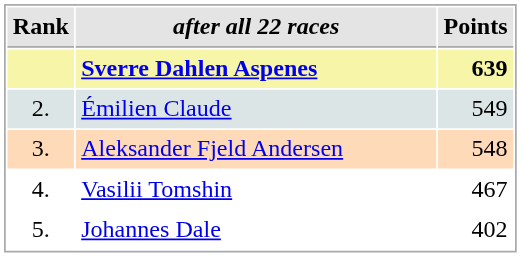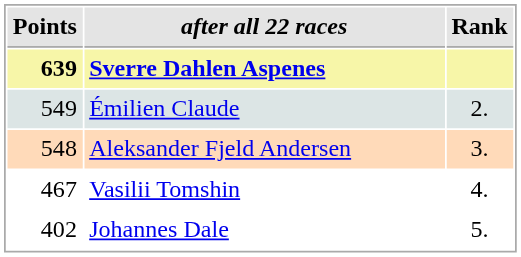columns swapped: (41, 26) <-> (476, 26)
